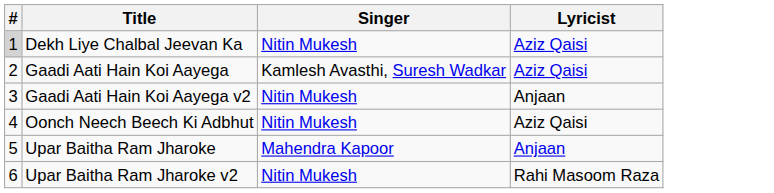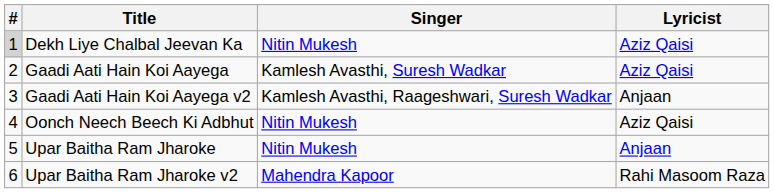(309, 97) Nitin Mukesh -> (437, 97) Kamlesh Avasthi, Raageshwari, Suresh Wadkar
(328, 149) Mahendra Kapoor -> (309, 149) Nitin Mukesh
(309, 175) Nitin Mukesh -> (328, 175) Mahendra Kapoor
